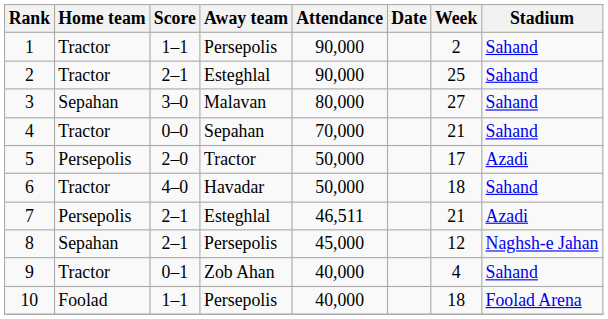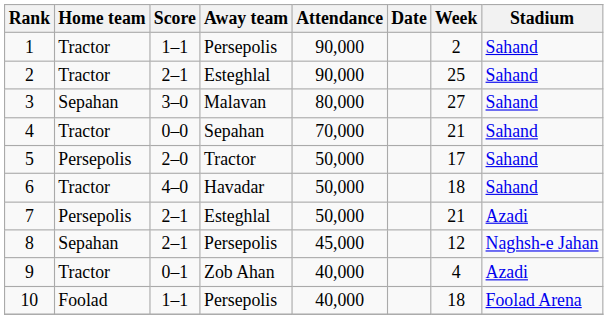(507, 159) Azadi -> (512, 159) Sahand
(340, 215) 46,511 -> (340, 215) 50,000
(512, 272) Sahand -> (507, 272) Azadi
